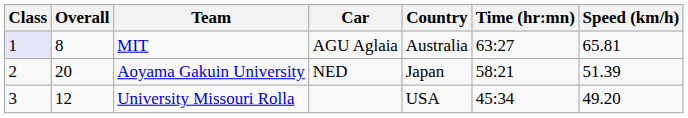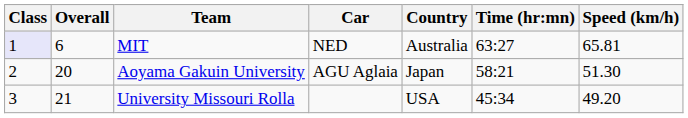(59, 44) 8 -> (59, 44) 6
(355, 44) AGU Aglaia -> (330, 44) NED
(330, 71) NED -> (355, 71) AGU Aglaia
(602, 71) 51.39 -> (602, 71) 51.30
(63, 98) 12 -> (63, 98) 21
